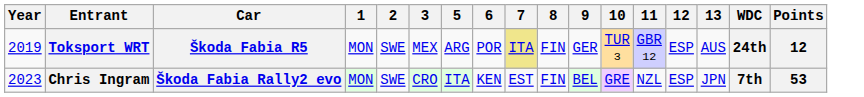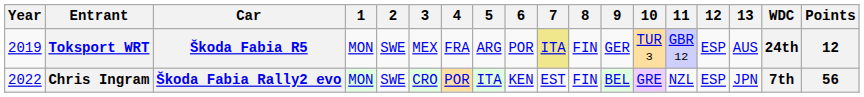+ column: (457, 16)
(25, 80) 2023 -> (25, 80) 2022
(798, 80) 53 -> (831, 80) 56
